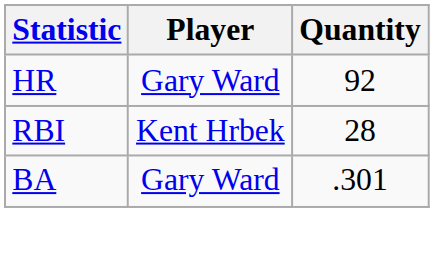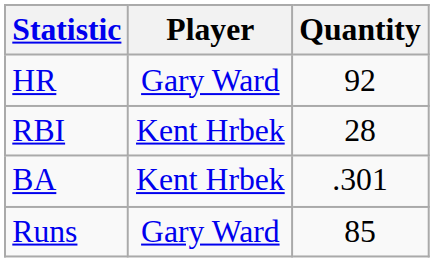(210, 180) Gary Ward -> (210, 180) Kent Hrbek
+ row: (45, 230)
